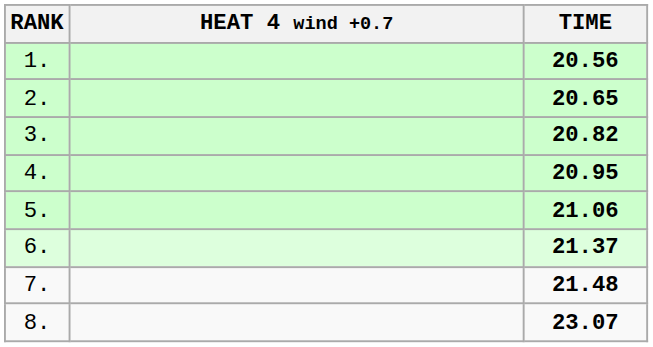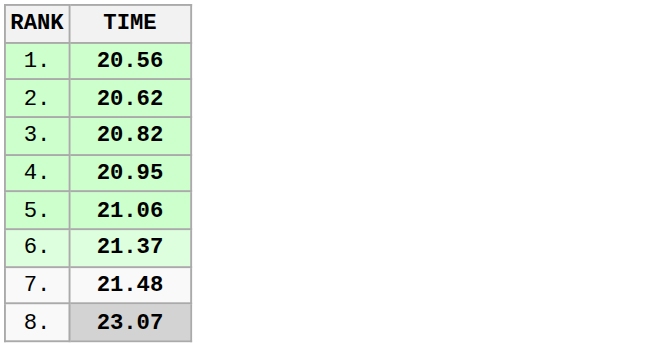- column: (297, 23)
(585, 98) 20.65 -> (130, 98) 20.62
(585, 322) no background -> (130, 322) lightgrey background
